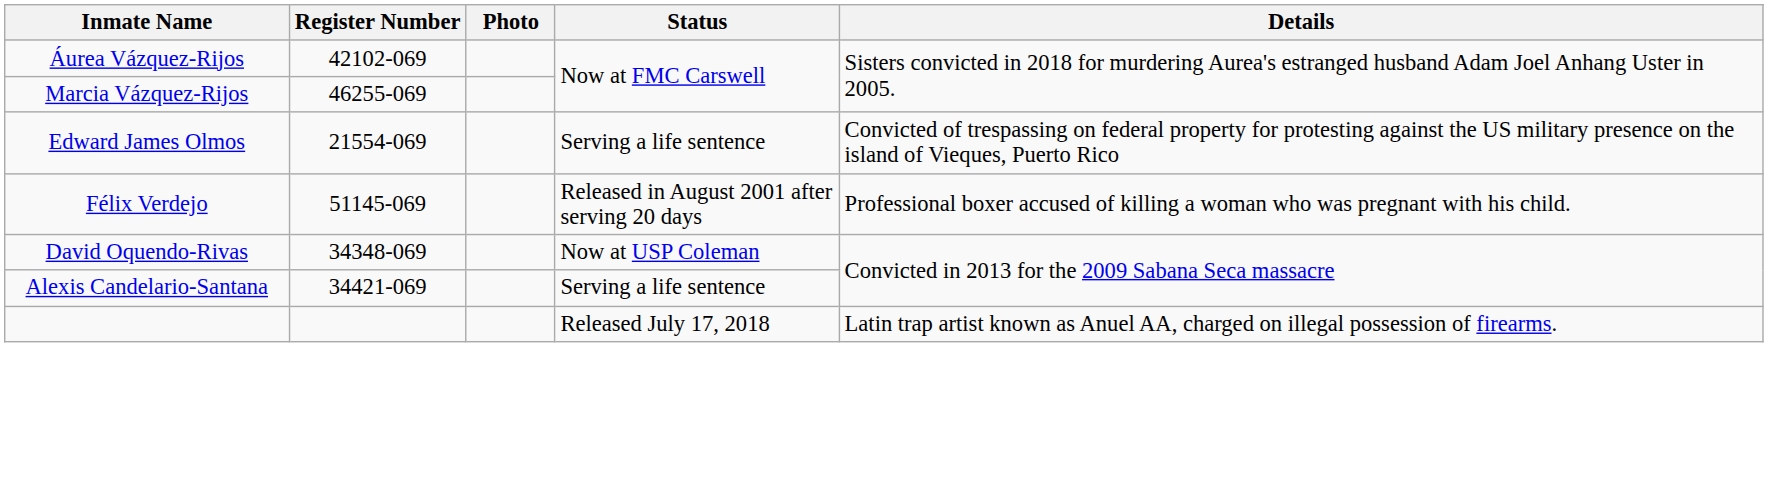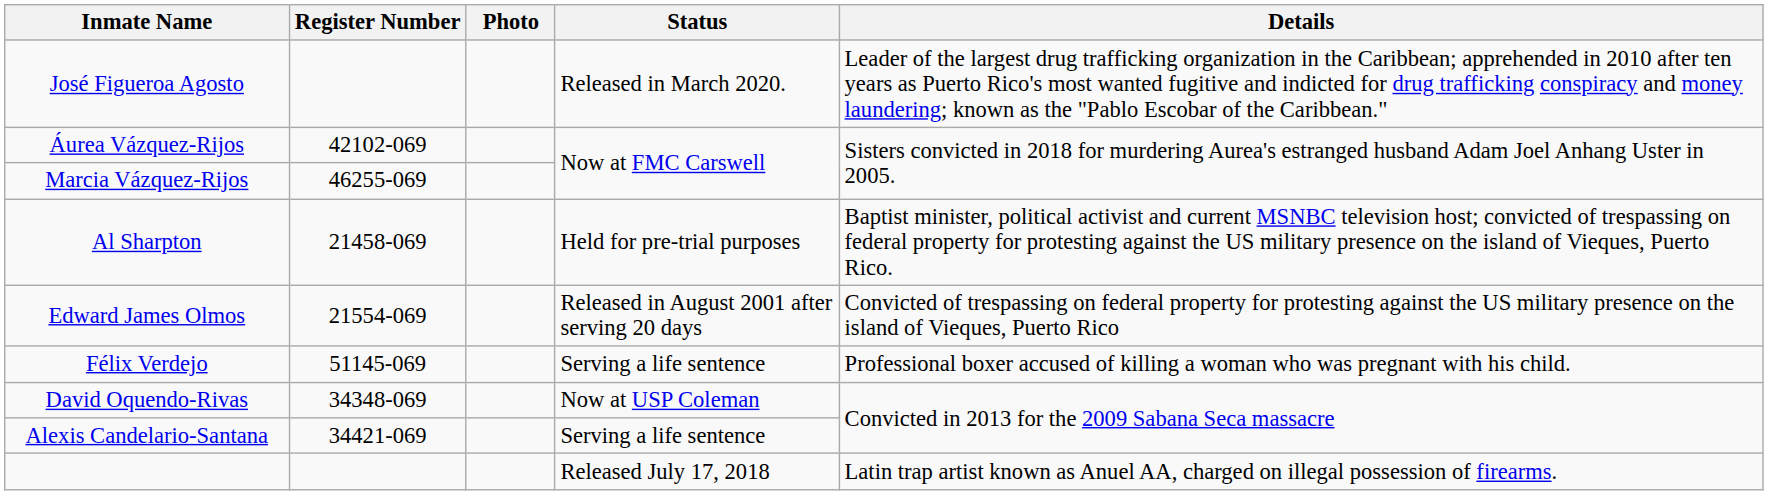+ row: (147, 83)
+ row: (147, 241)
(663, 142) Serving a life sentence -> (696, 315) Released in August 2001 after serving 20 days
(696, 203) Released in August 2001 after serving 20 days -> (663, 363) Serving a life sentence
